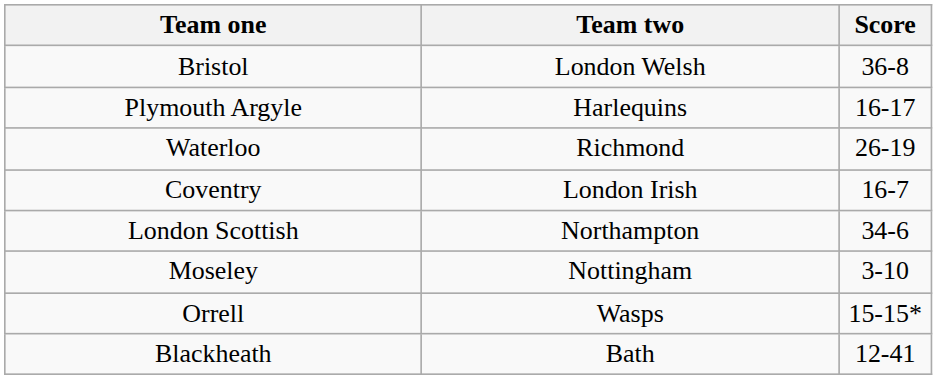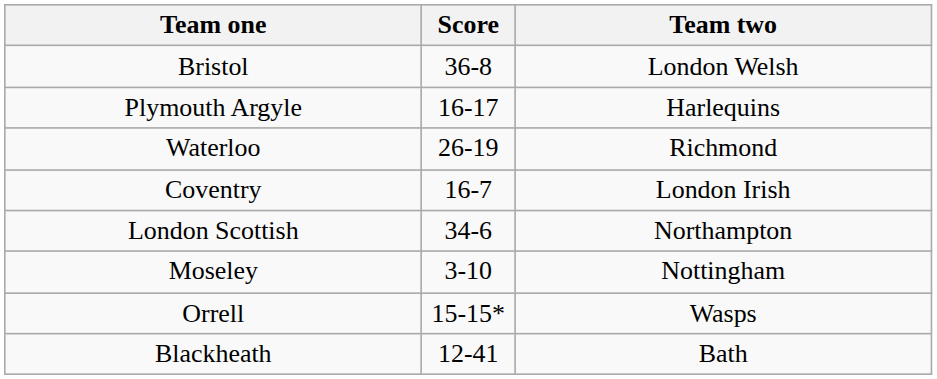columns swapped: (630, 25) <-> (885, 25)
